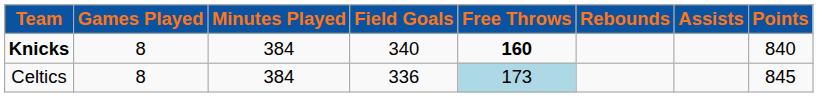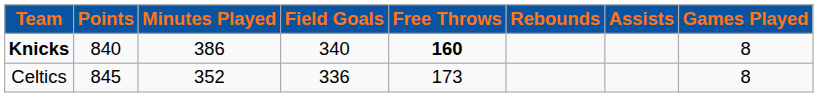columns swapped: (141, 19) <-> (780, 19)
(279, 48) 384 -> (209, 48) 386
(279, 77) 384 -> (209, 77) 352
(517, 77) lightblue background -> (447, 77) no background
